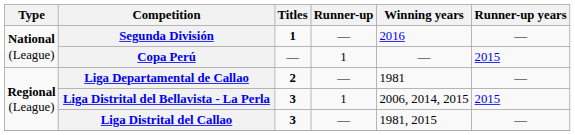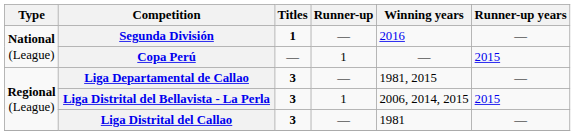(293, 78) 2 -> (293, 78) 3
(392, 78) 1981 -> (408, 78) 1981, 2015
(408, 120) 1981, 2015 -> (392, 120) 1981
